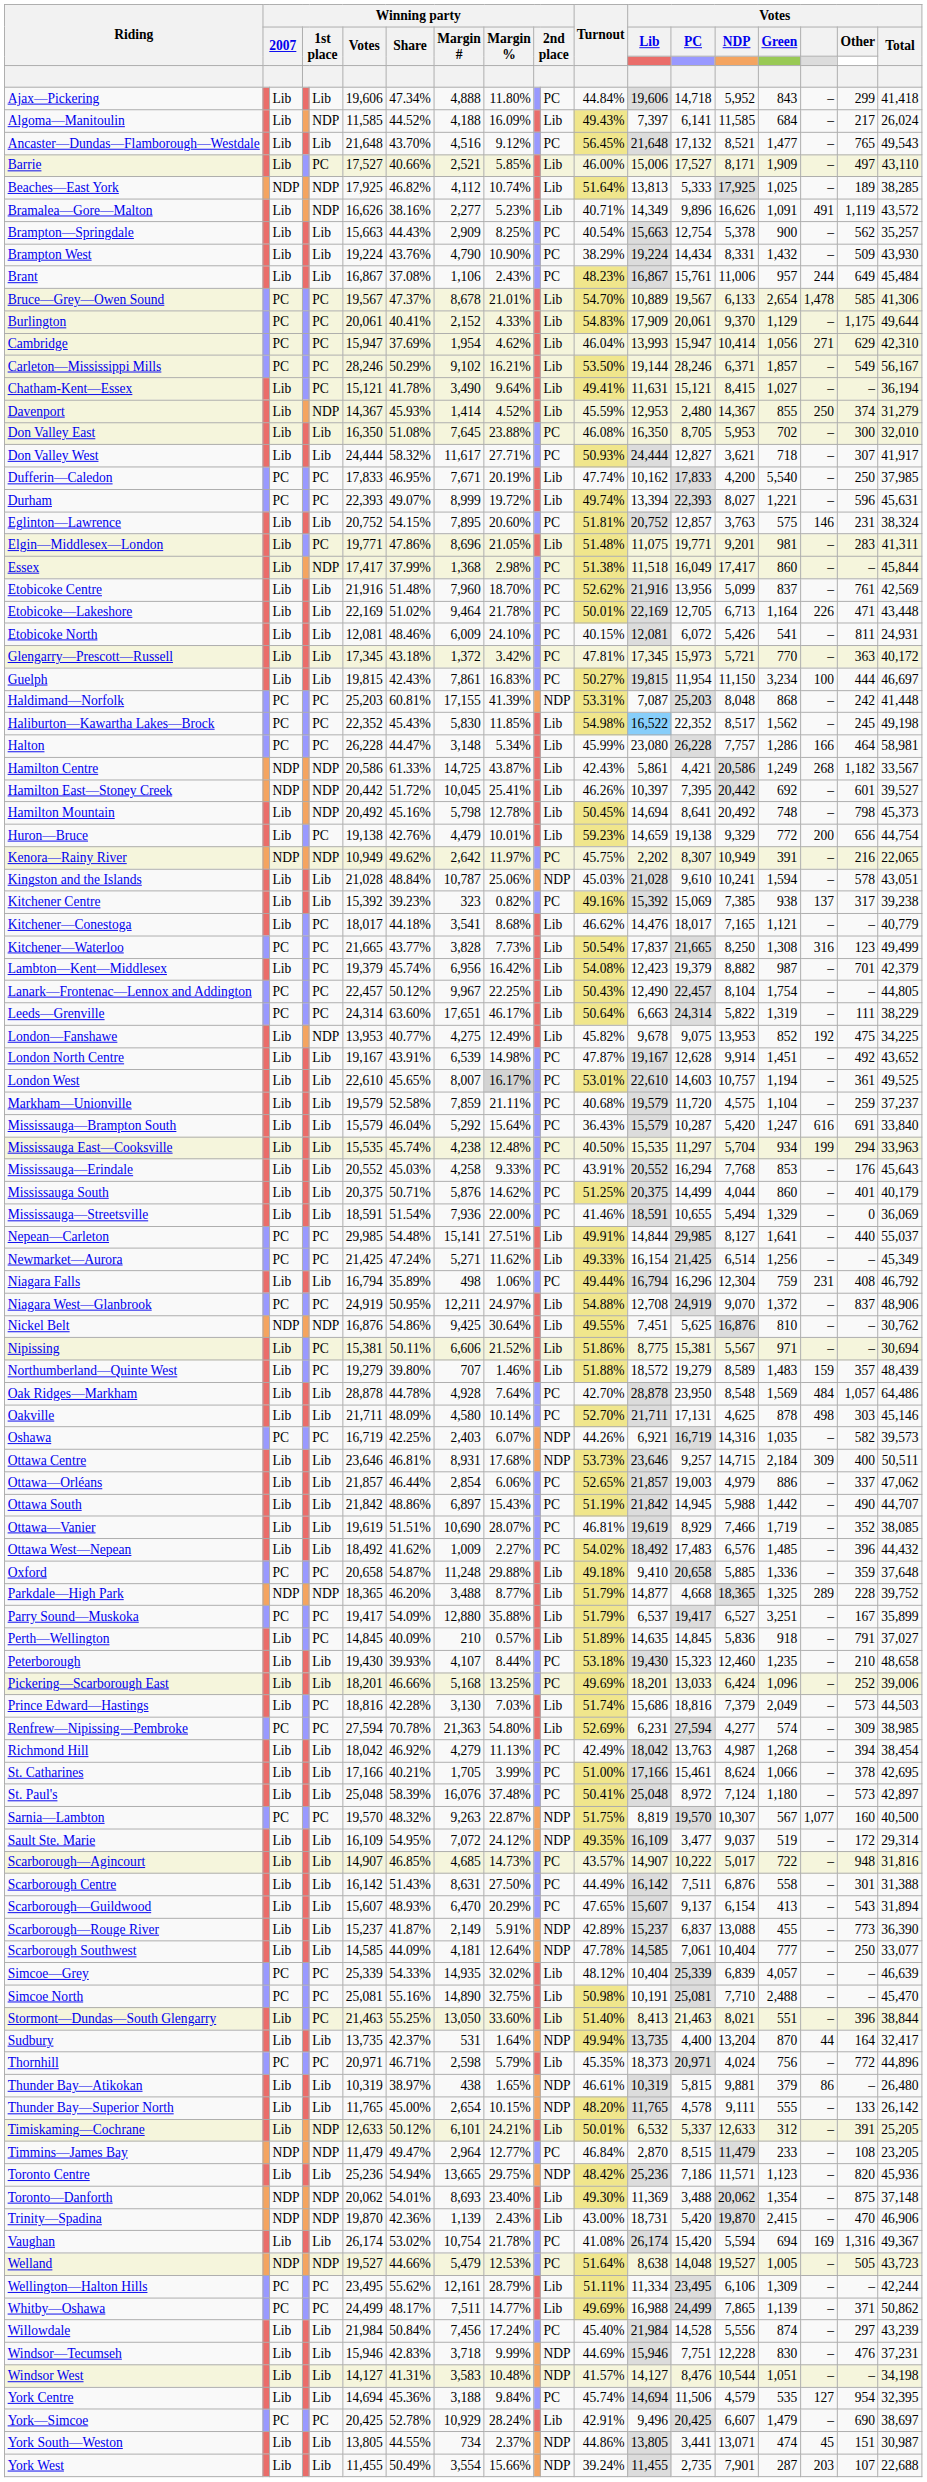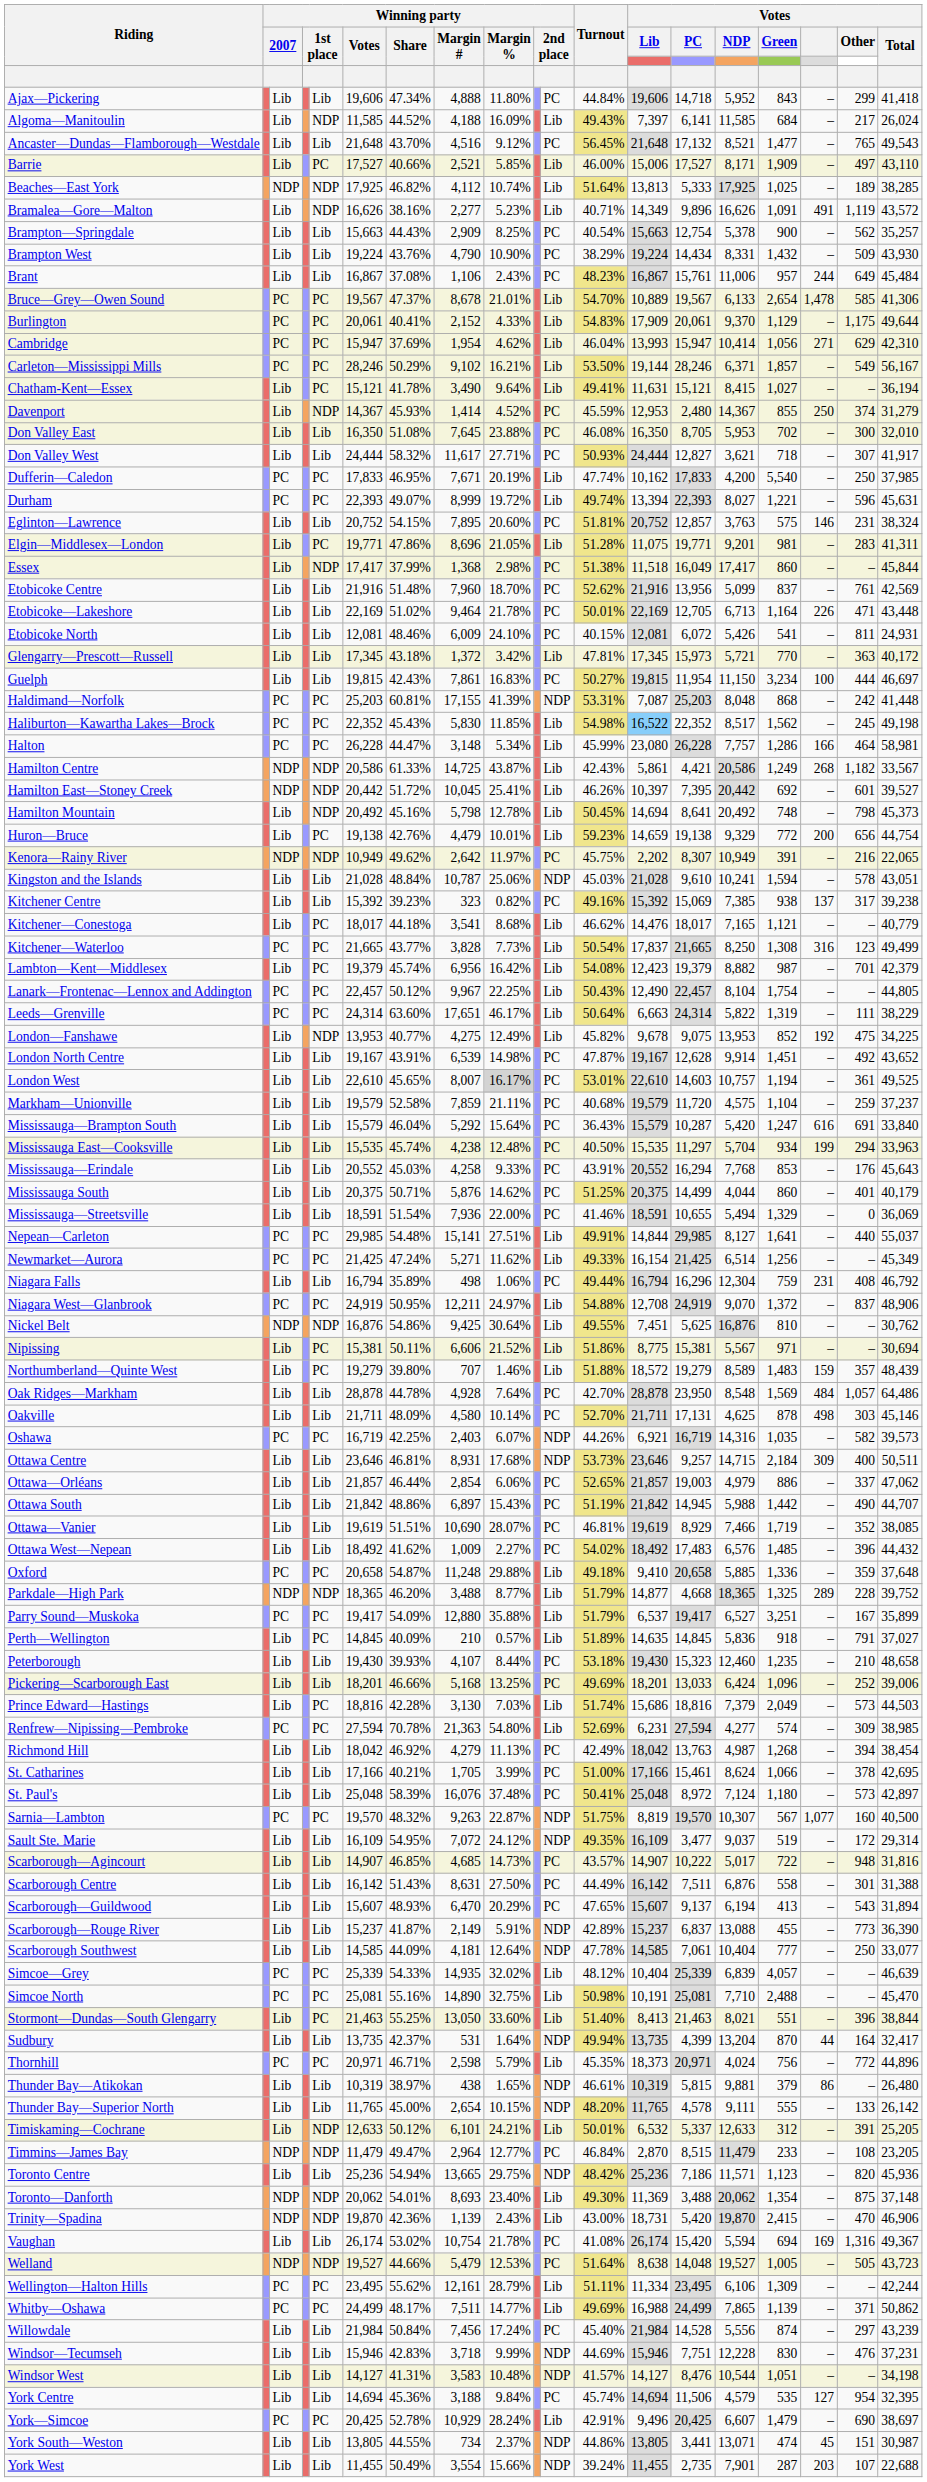(553, 411) Lib -> (552, 411) PC
(604, 545) 51.48% -> (604, 545) 51.28%
(552, 657) PC -> (553, 657) Lib
(740, 1907) 6,154 -> (740, 1907) 6,194
(696, 2041) 4,400 -> (696, 2041) 4,399
